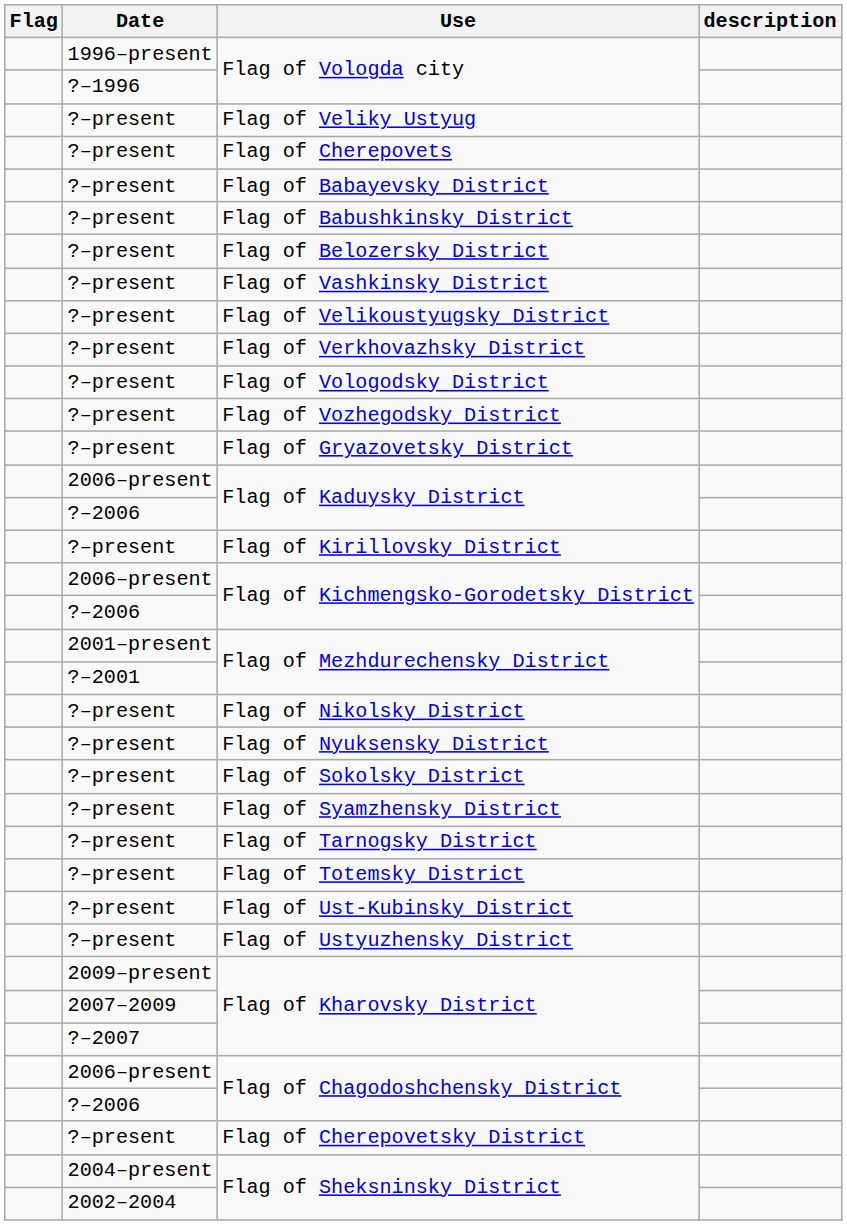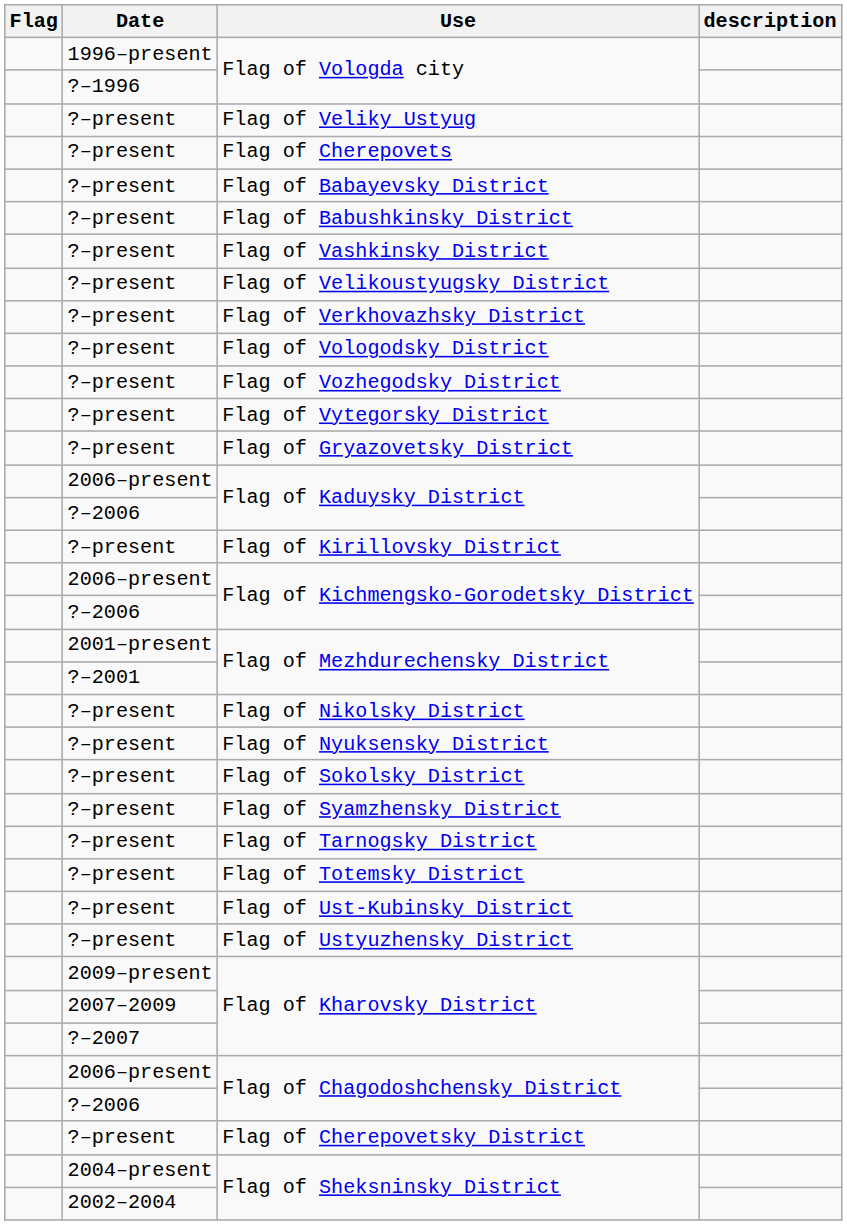- row: (122, 251)
+ row: (122, 415)
